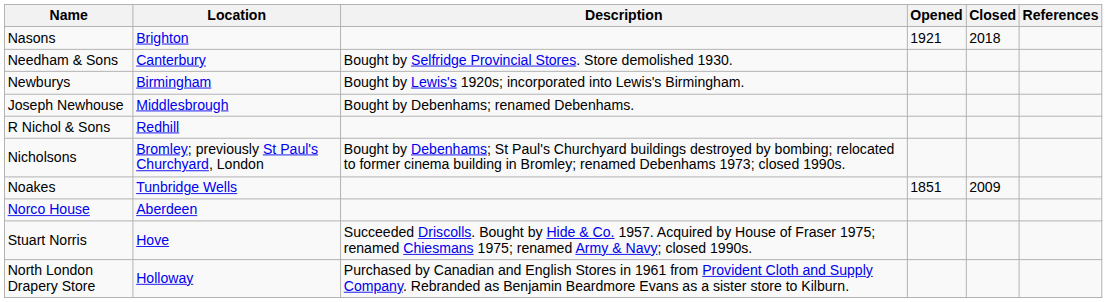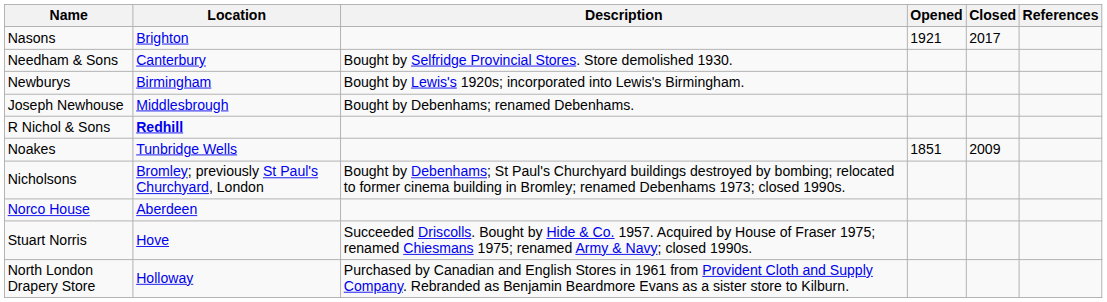(985, 37) 2018 -> (985, 37) 2017
(158, 127) normal -> (160, 127) bold
rows swapped: (42, 157) <-> (32, 187)
